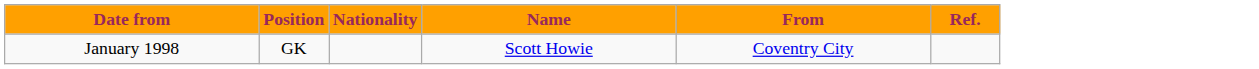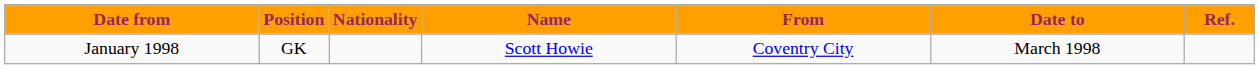+ column: (1057, 19)
